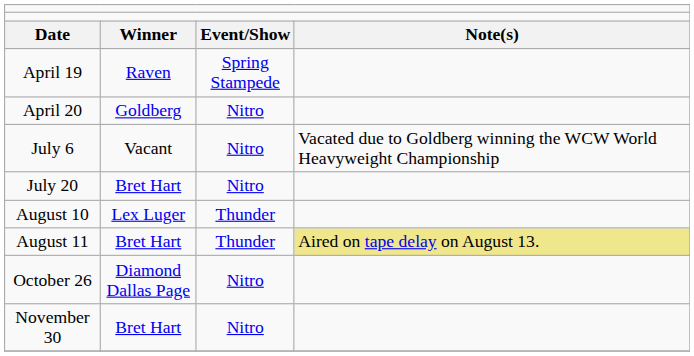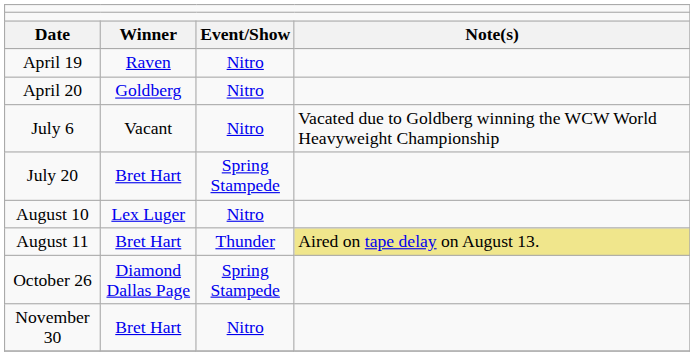(245, 72) Spring Stampede -> (245, 62) Nitro
(245, 185) Nitro -> (245, 176) Spring Stampede
(245, 213) Thunder -> (245, 213) Nitro
(245, 279) Nitro -> (245, 279) Spring Stampede
